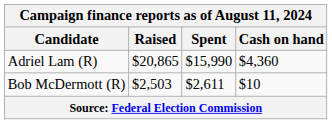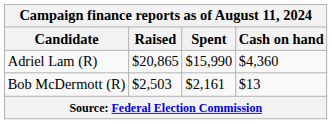(205, 84) $2,611 -> (205, 84) $2,161
(250, 84) $10 -> (250, 84) $13
